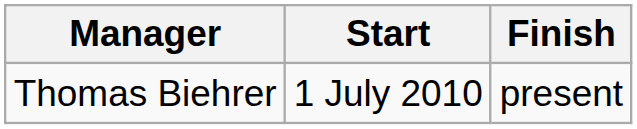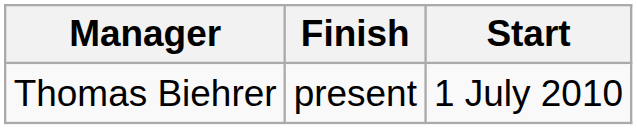columns swapped: (388, 33) <-> (561, 33)
